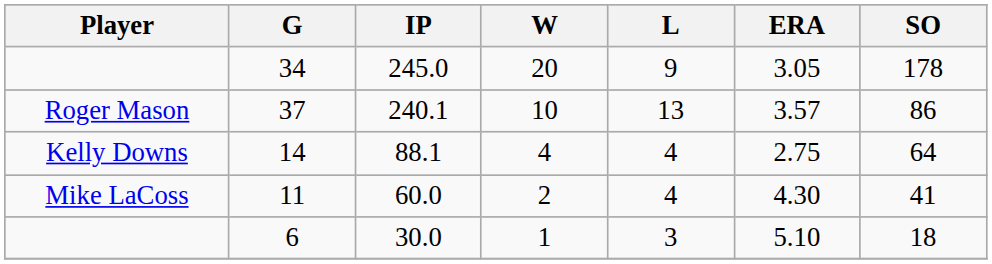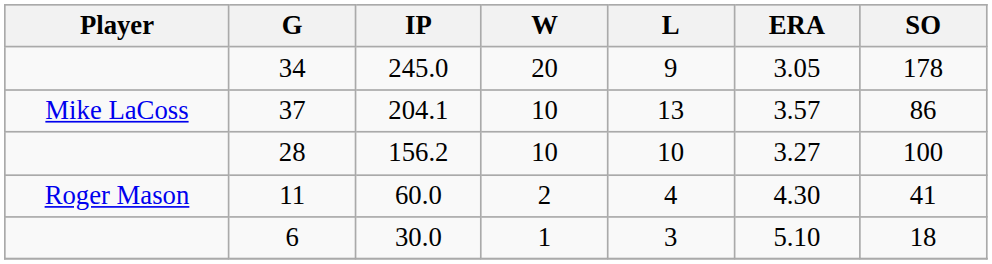(117, 110) Roger Mason -> (117, 110) Mike LaCoss
(418, 110) 240.1 -> (418, 110) 204.1
+ row: (292, 152)
- row: (292, 152)
(117, 195) Mike LaCoss -> (117, 195) Roger Mason
